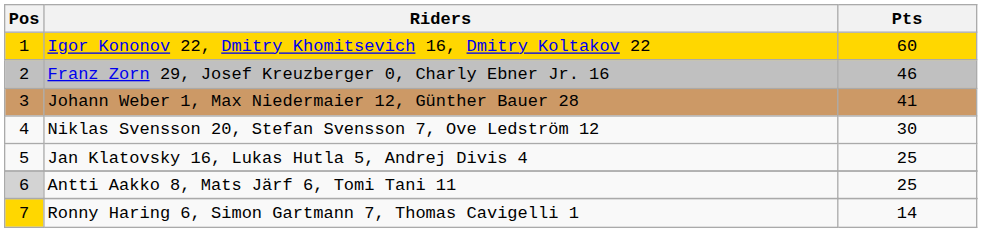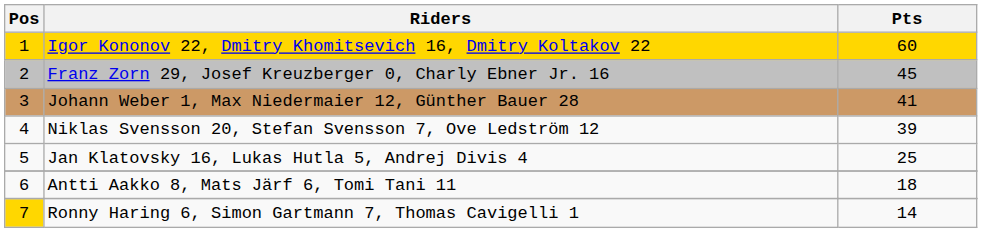(907, 74) 46 -> (907, 74) 45
(907, 130) 30 -> (907, 130) 39
(24, 185) lightgrey background -> (24, 185) no background
(907, 185) 25 -> (907, 185) 18
